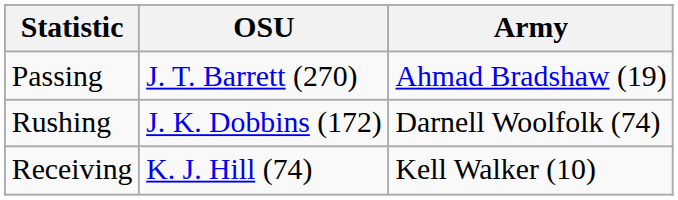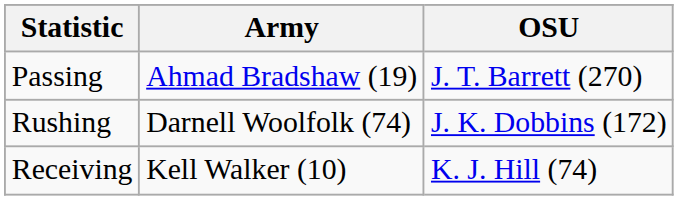columns swapped: (264, 28) <-> (531, 28)
